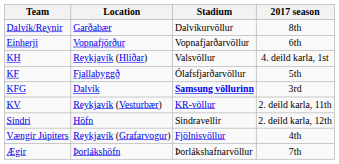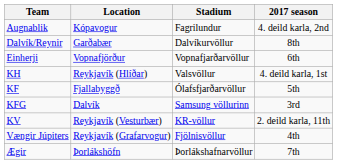+ row: (27, 27)
(214, 89) bold -> (212, 105) normal
- row: (18, 120)
